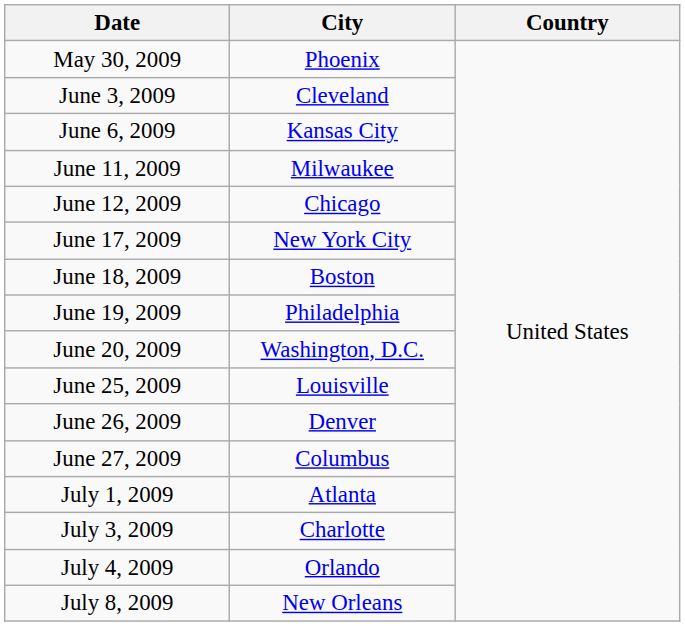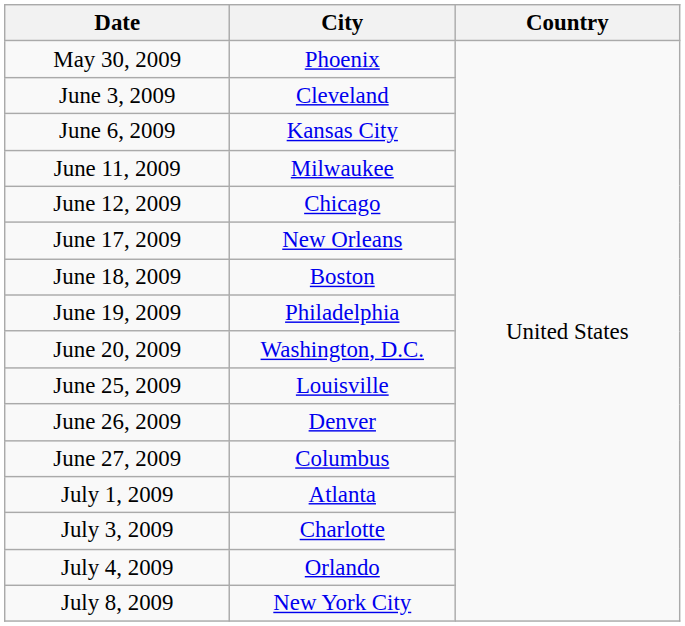(342, 240) New York City -> (342, 240) New Orleans
(342, 603) New Orleans -> (342, 603) New York City
